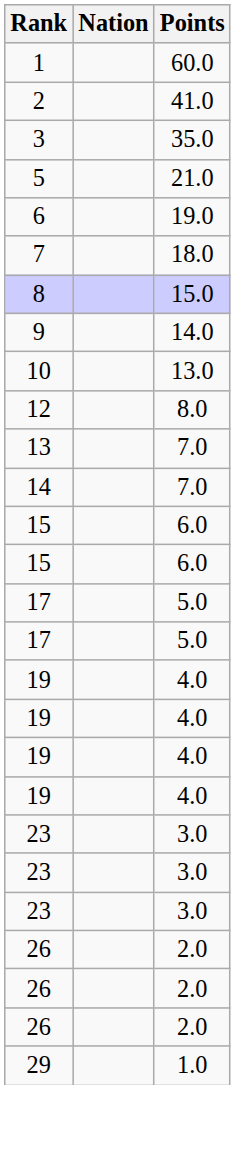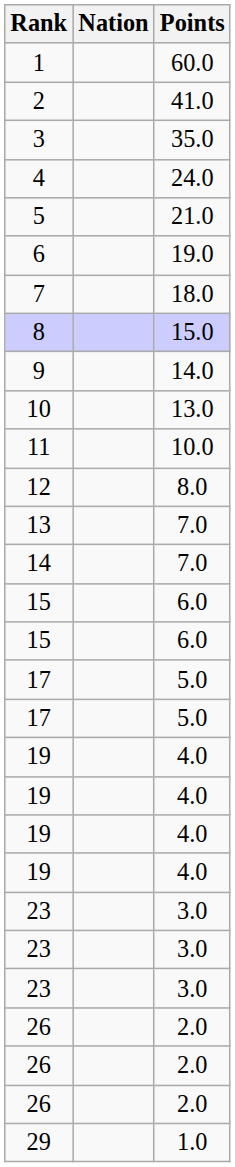+ row: (39, 178)
+ row: (39, 448)
